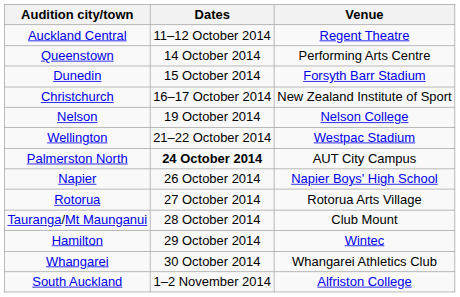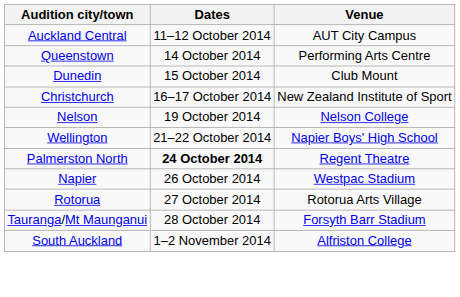(364, 35) Regent Theatre -> (364, 35) AUT City Campus
(364, 76) Forsyth Barr Stadium -> (364, 76) Club Mount
(364, 138) Westpac Stadium -> (364, 138) Napier Boys' High School
(364, 158) AUT City Campus -> (364, 158) Regent Theatre
(364, 179) Napier Boys' High School -> (364, 179) Westpac Stadium
(364, 220) Club Mount -> (364, 220) Forsyth Barr Stadium
- row: (77, 240)
- row: (77, 261)
